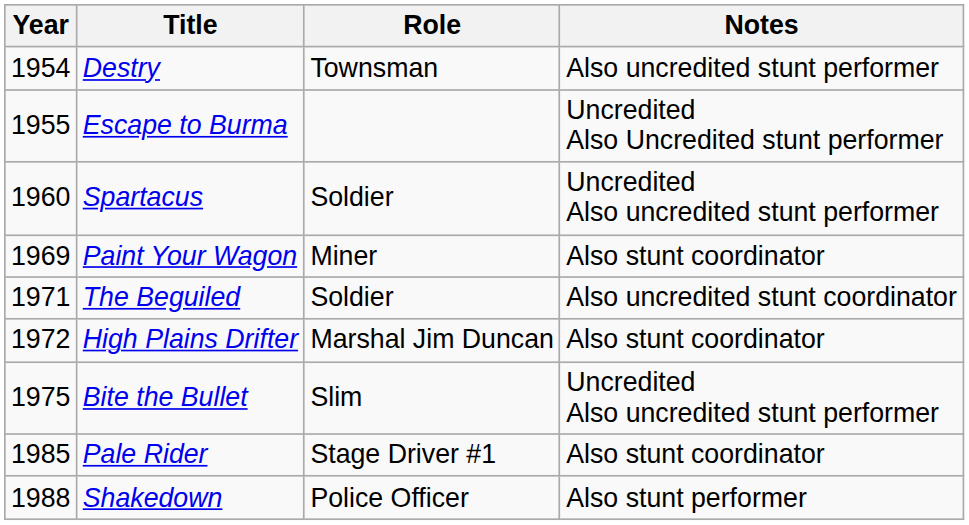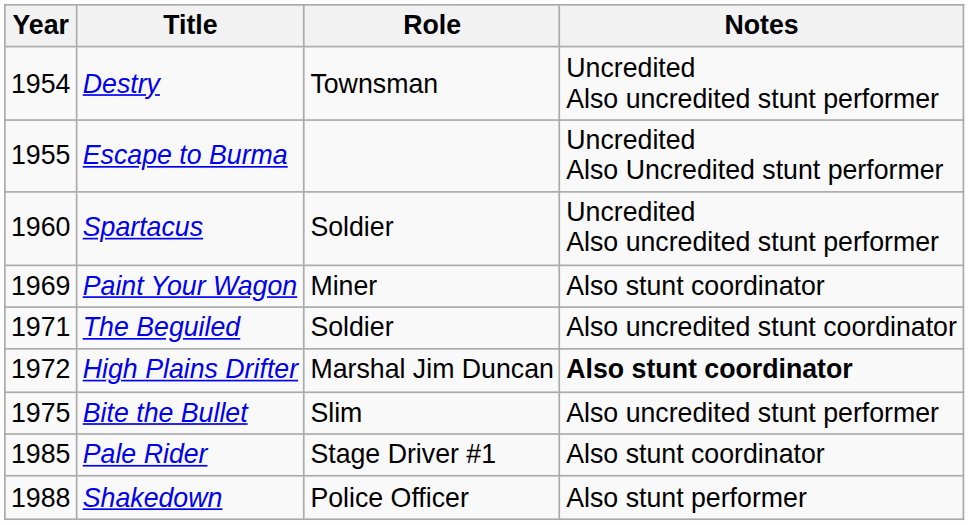(753, 68) Also uncredited stunt performer -> (753, 83) Uncredited Also uncredited stunt performer
(695, 340) normal -> (709, 370) bold
(753, 397) Uncredited Also uncredited stunt performer -> (753, 412) Also uncredited stunt performer
